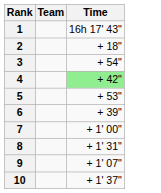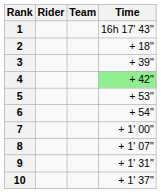+ column: (51, 12)
(110, 63) + 54" -> (141, 63) + 39"
(110, 113) + 39" -> (141, 113) + 54"
(104, 146) + 1' 31" -> (136, 146) + 1' 07"
(104, 163) + 1' 07" -> (136, 163) + 1' 31"
